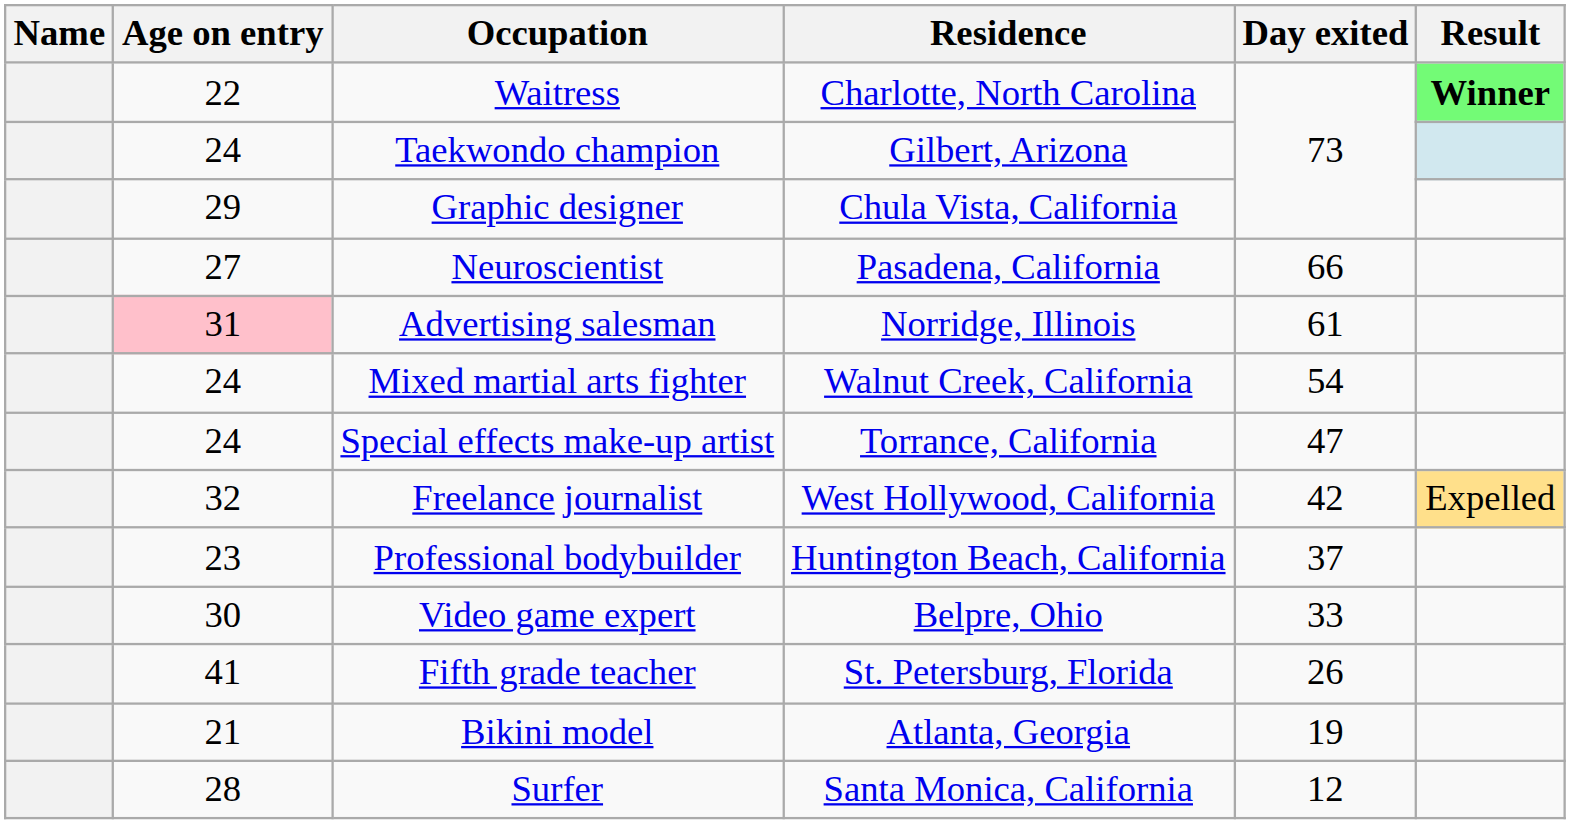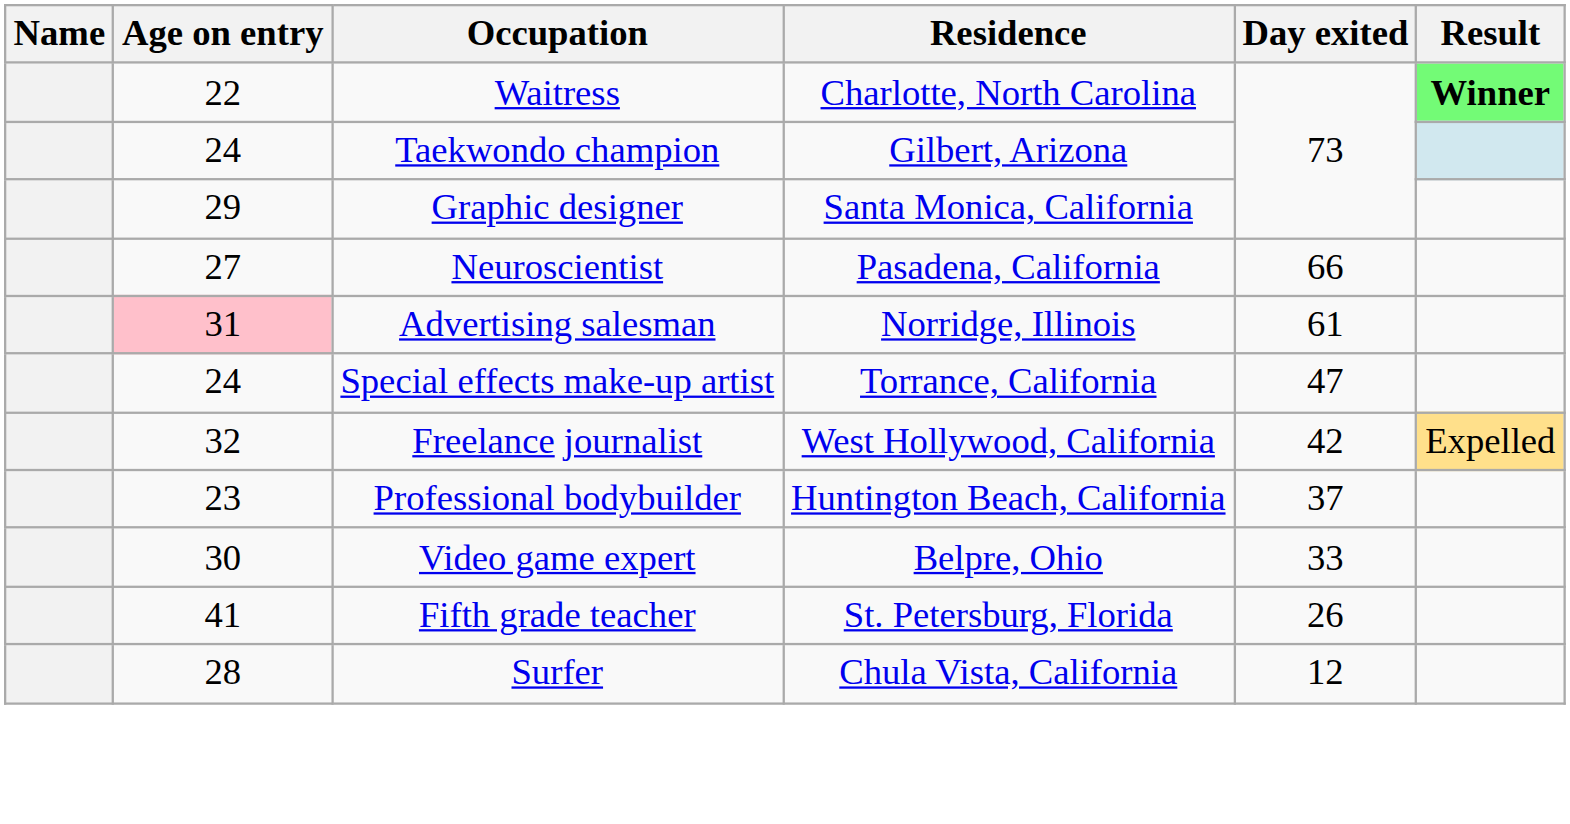(1008, 207) Chula Vista, California -> (1008, 207) Santa Monica, California
- row: (557, 382)
- row: (557, 730)
(1008, 788) Santa Monica, California -> (1008, 672) Chula Vista, California
